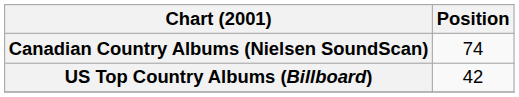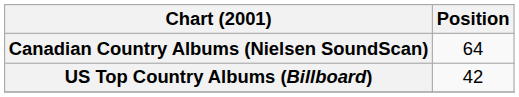(473, 48) 74 -> (473, 48) 64
